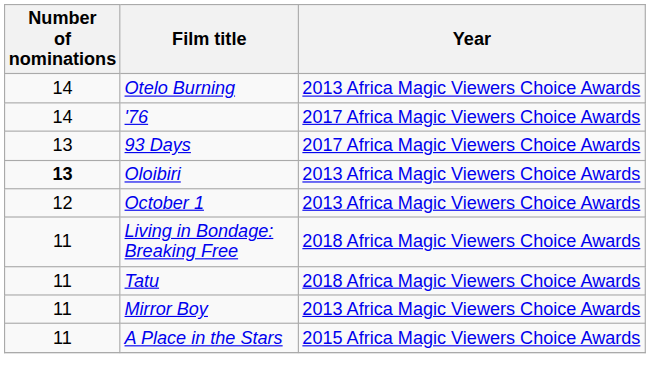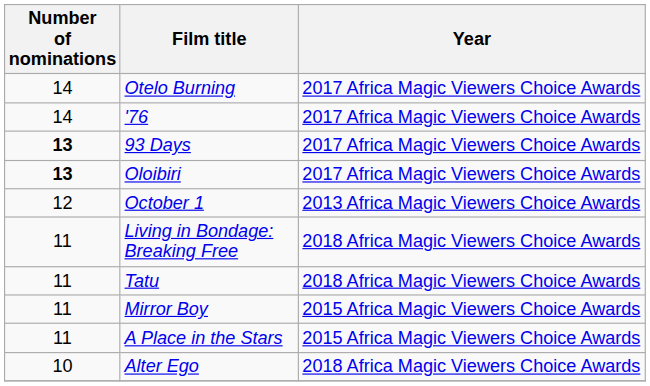(471, 88) 2013 Africa Magic Viewers Choice Awards -> (471, 88) 2017 Africa Magic Viewers Choice Awards
(62, 145) normal -> (62, 145) bold
(471, 174) 2013 Africa Magic Viewers Choice Awards -> (471, 174) 2017 Africa Magic Viewers Choice Awards
(471, 309) 2013 Africa Magic Viewers Choice Awards -> (471, 309) 2015 Africa Magic Viewers Choice Awards
+ row: (162, 366)
